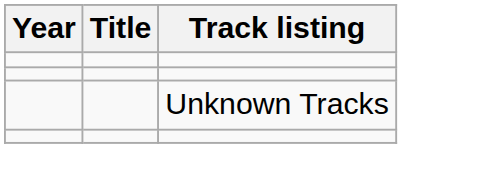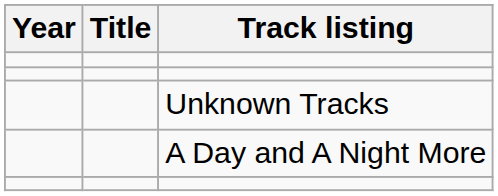+ row: (44, 153)
